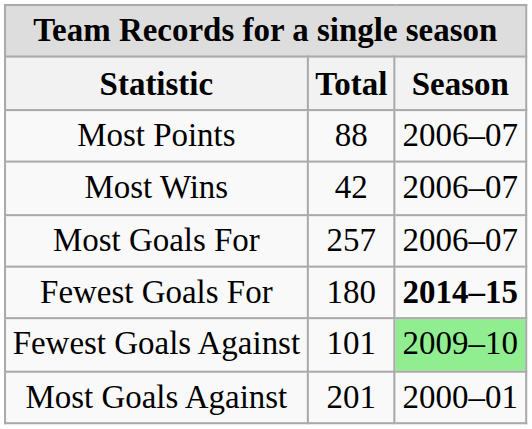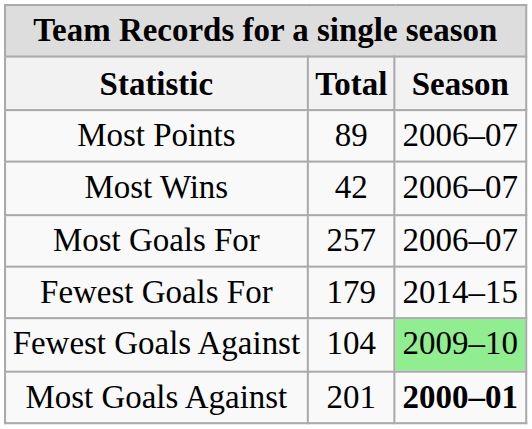(351, 135) 88 -> (351, 135) 89
(351, 291) 180 -> (351, 291) 179
(460, 291) bold -> (460, 291) normal
(351, 344) 101 -> (351, 344) 104
(460, 396) normal -> (460, 396) bold
